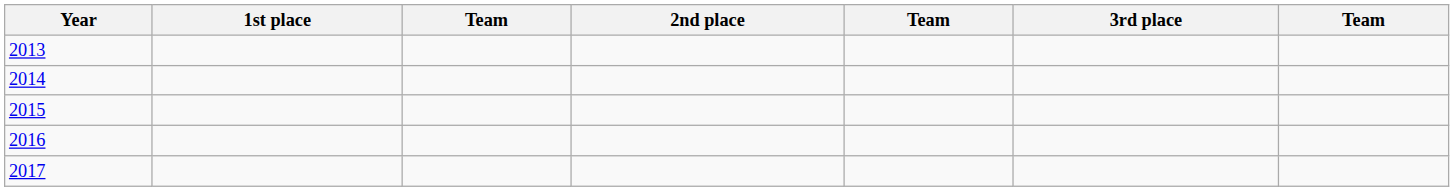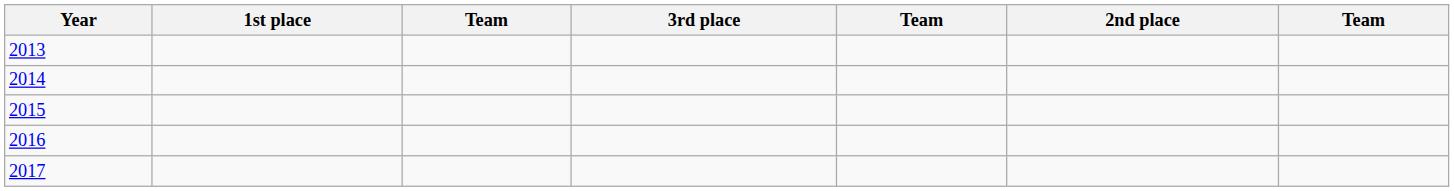columns swapped: (707, 19) <-> (1146, 19)
